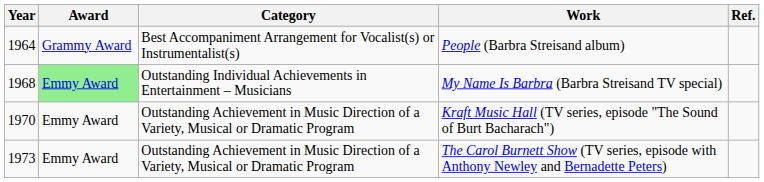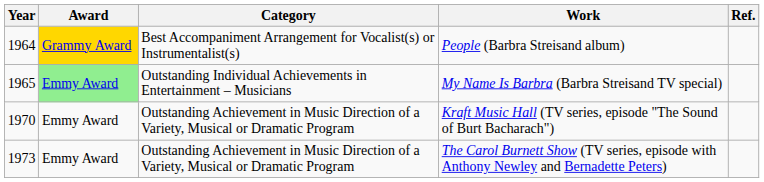(88, 45) no background -> (88, 45) gold background
(22, 83) 1968 -> (22, 83) 1965
